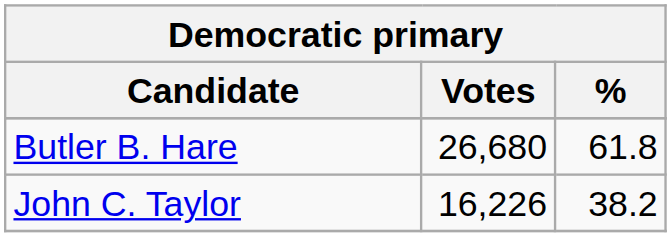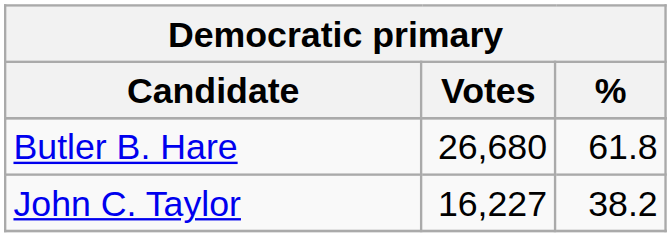(492, 204) 16,226 -> (492, 204) 16,227
